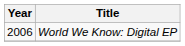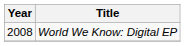(20, 31) 2006 -> (20, 31) 2008
